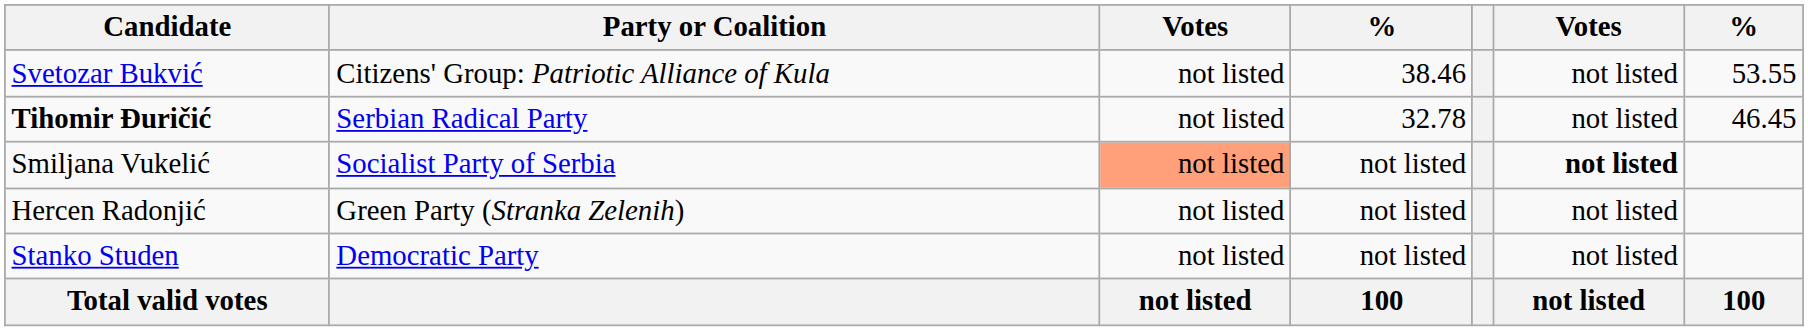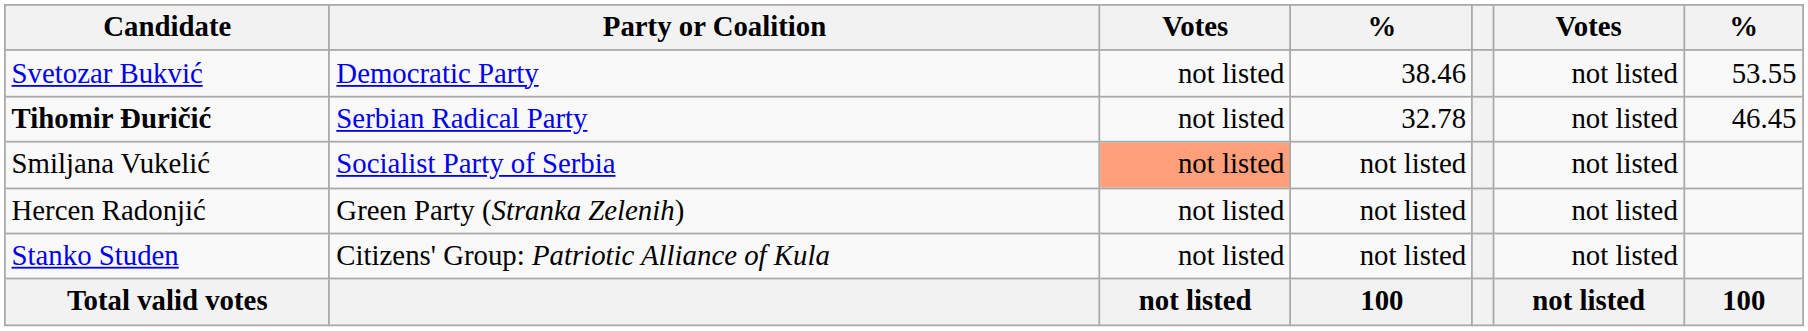(583, 73) Citizens' Group: Patriotic Alliance of Kula -> (438, 73) Democratic Party
(1621, 164) bold -> (1625, 164) normal
(438, 255) Democratic Party -> (583, 255) Citizens' Group: Patriotic Alliance of Kula
